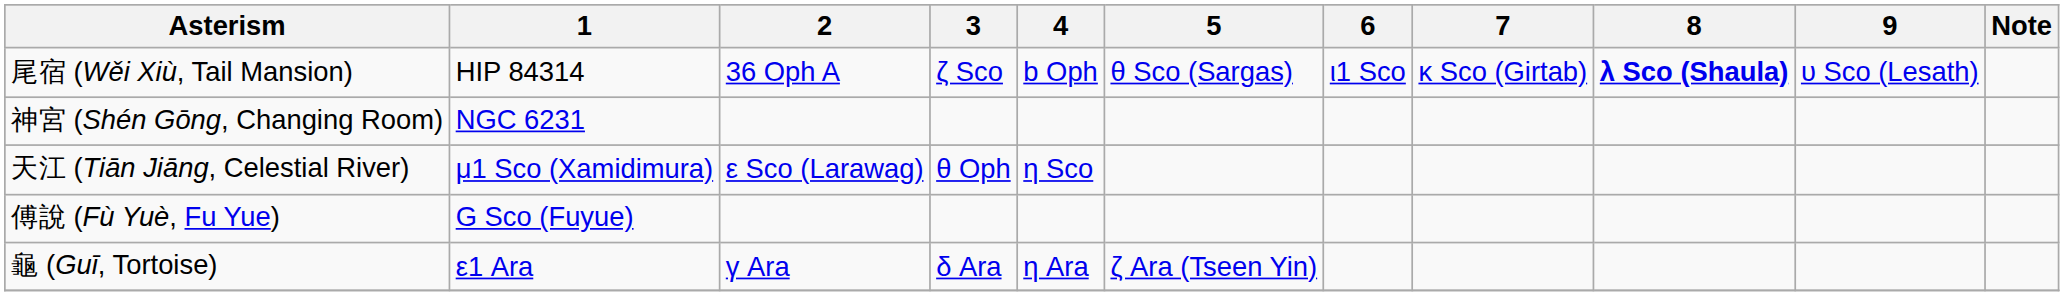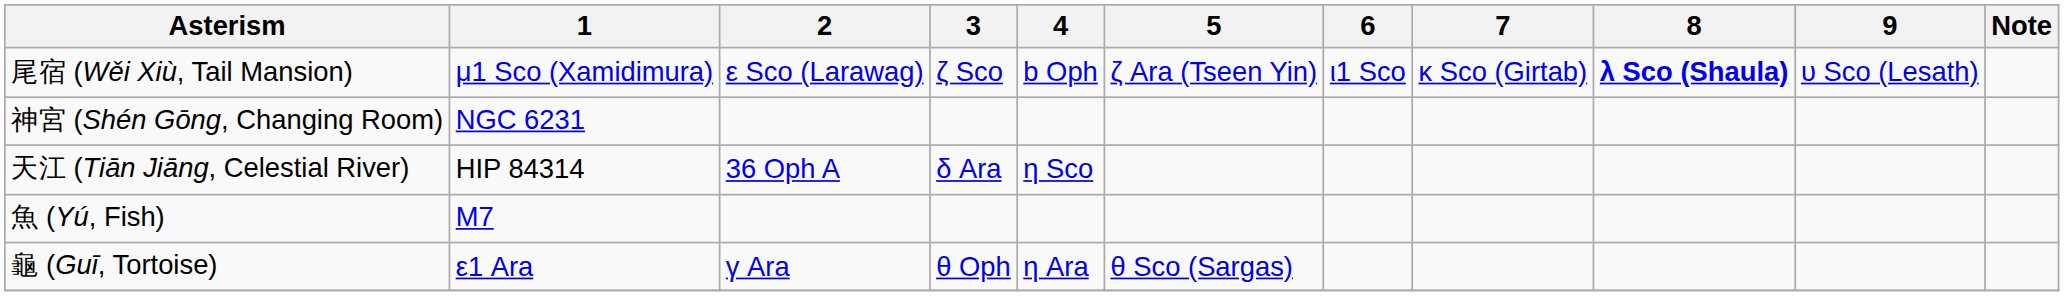(520, 72) HIP 84314 -> (584, 72) μ1 Sco (Xamidimura)
(783, 72) 36 Oph A -> (825, 72) ε Sco (Larawag)
(1202, 72) θ Sco (Sargas) -> (1214, 72) ζ Ara (Tseen Yin)
(584, 169) μ1 Sco (Xamidimura) -> (520, 169) HIP 84314
(825, 169) ε Sco (Larawag) -> (783, 169) 36 Oph A
(973, 169) θ Oph -> (969, 169) δ Ara
- row: (146, 216)
+ row: (88, 216)
(969, 266) δ Ara -> (973, 266) θ Oph
(1214, 266) ζ Ara (Tseen Yin) -> (1202, 266) θ Sco (Sargas)
